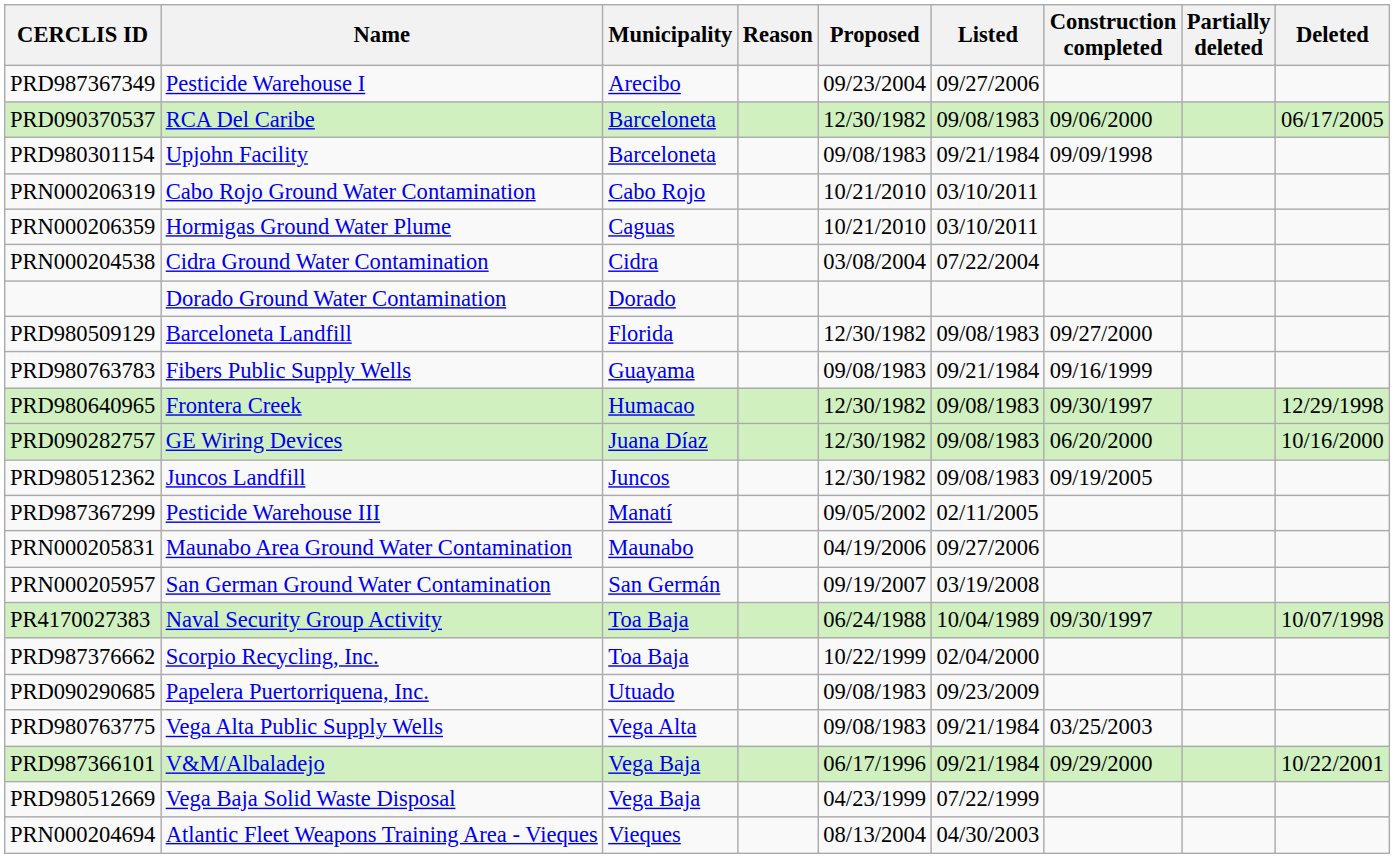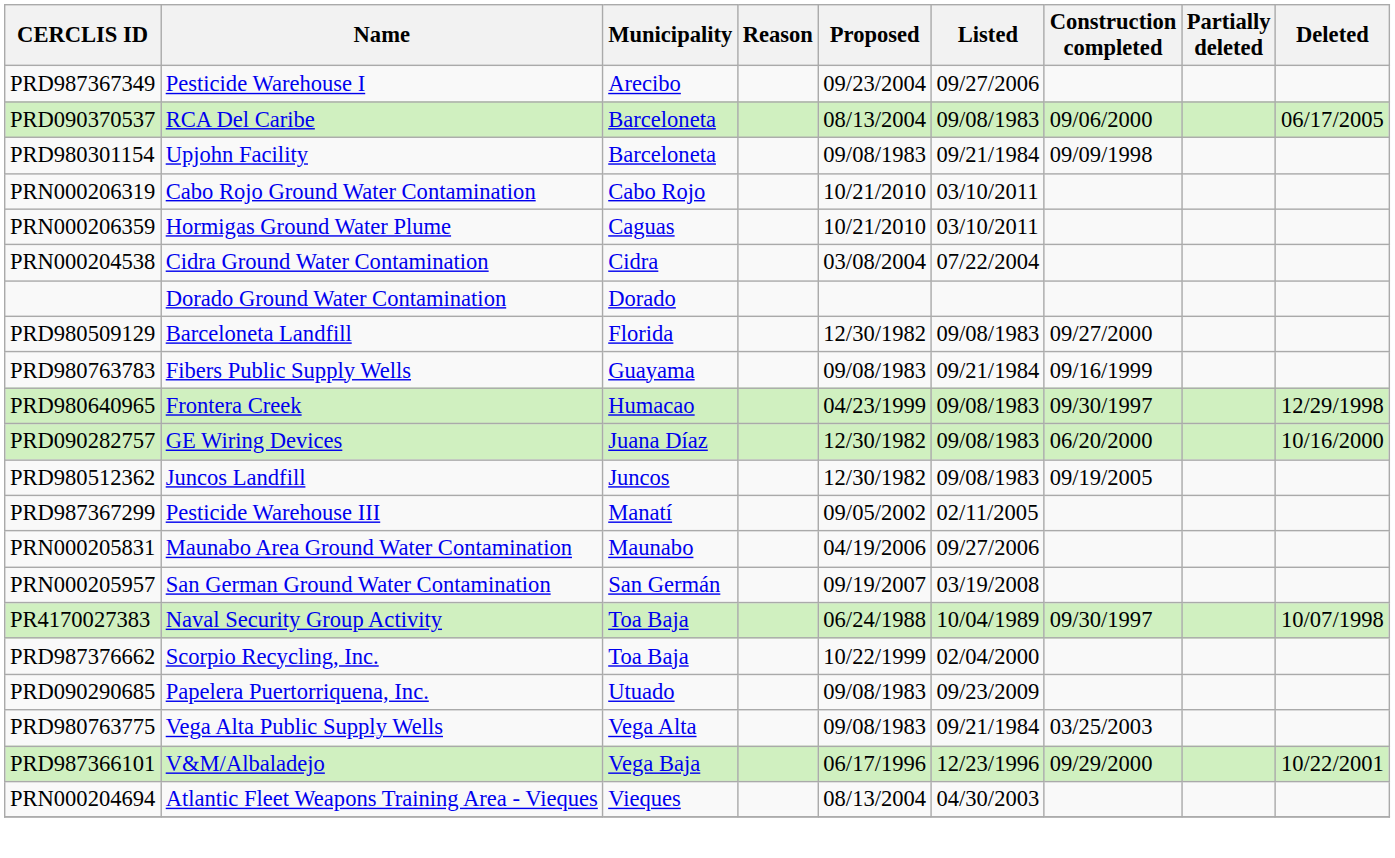(875, 119) 12/30/1982 -> (875, 119) 08/13/2004
(875, 405) 12/30/1982 -> (875, 405) 04/23/1999
(988, 763) 09/21/1984 -> (988, 763) 12/23/1996
- row: (83, 799)
